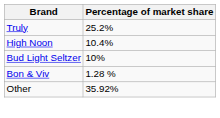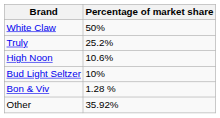+ row: (31, 27)
(99, 43) 10.4% -> (99, 58) 10.6%
